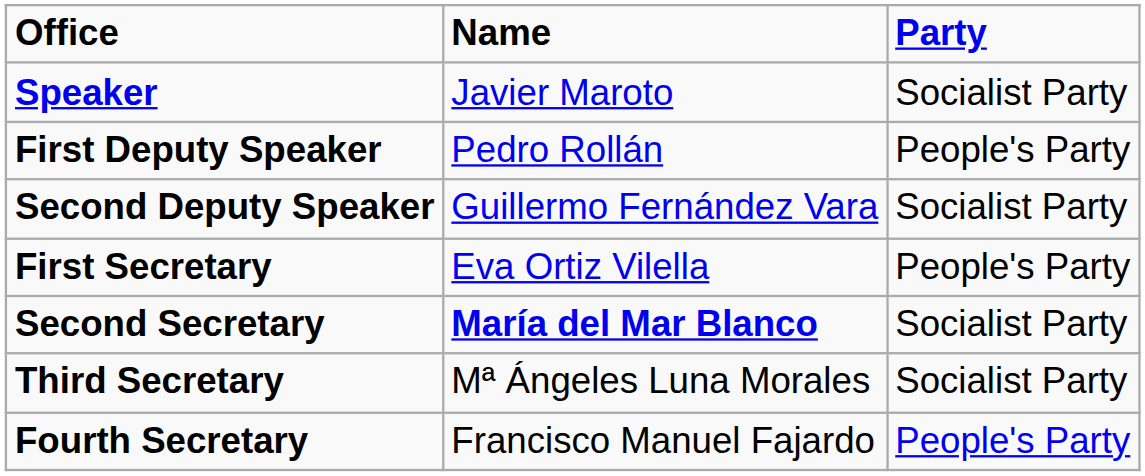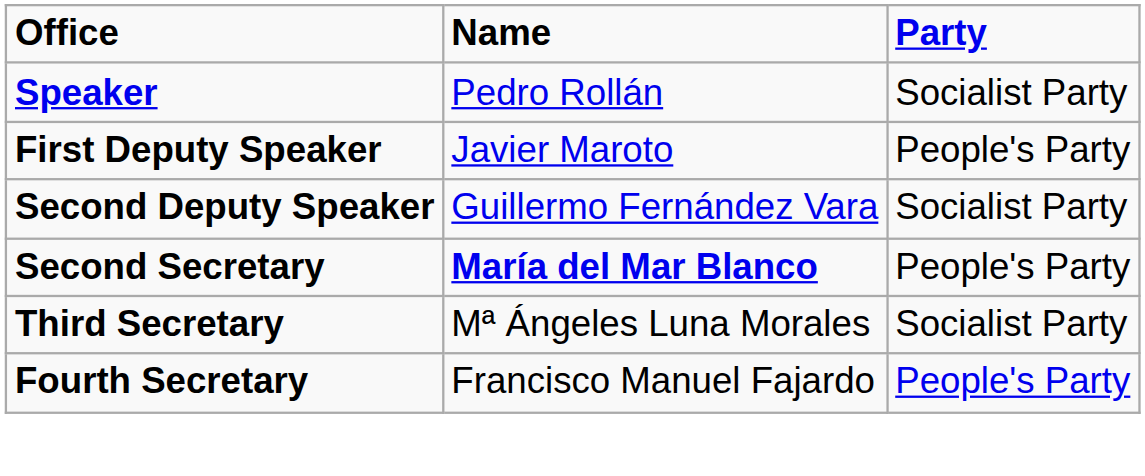(562, 91) Javier Maroto -> (557, 91) Pedro Rollán
(557, 149) Pedro Rollán -> (562, 149) Javier Maroto
- row: (143, 265)
(1011, 324) Socialist Party -> (1013, 265) People's Party
